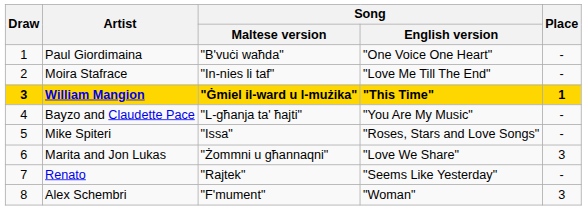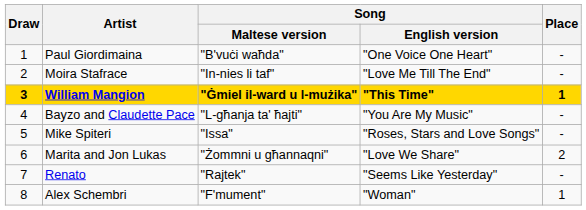(562, 154) 3 -> (562, 154) 2
(562, 194) 3 -> (562, 194) 1
